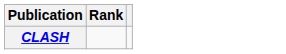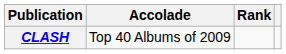+ column: (160, 15)
